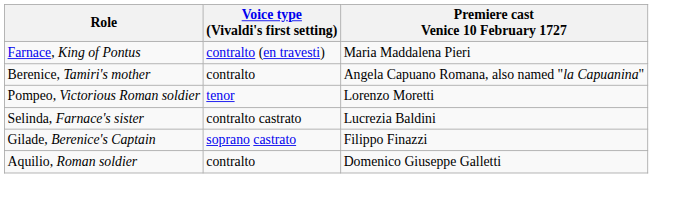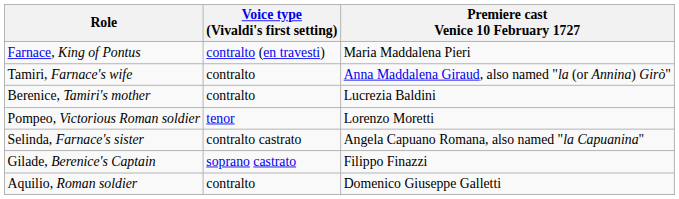+ row: (70, 74)
(494, 74) Angela Capuano Romana, also named "la Capuanina" -> (390, 96) Lucrezia Baldini
(390, 118) Lucrezia Baldini -> (494, 140) Angela Capuano Romana, also named "la Capuanina"
